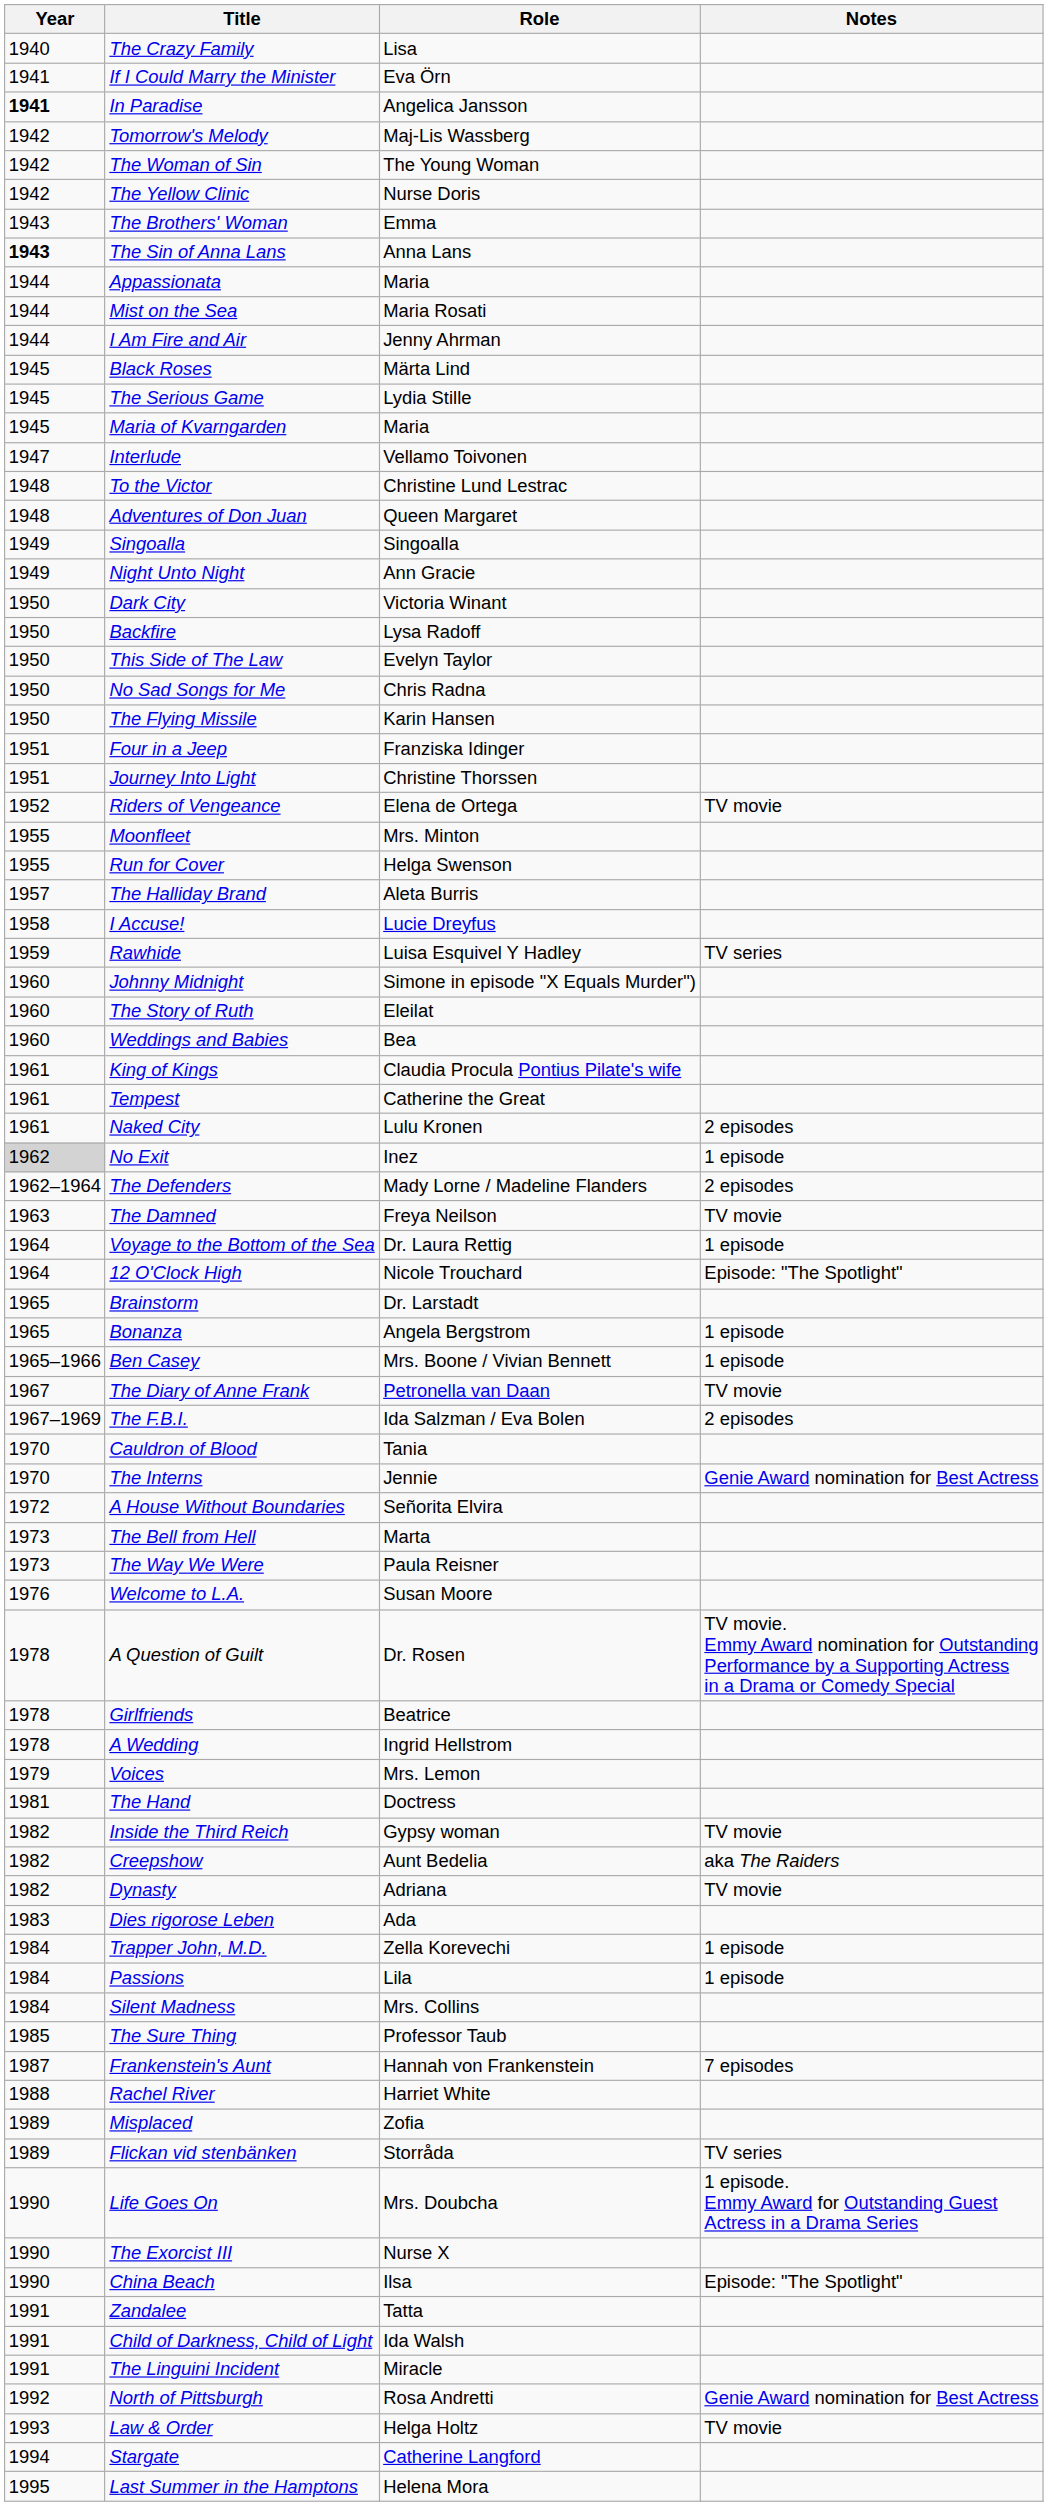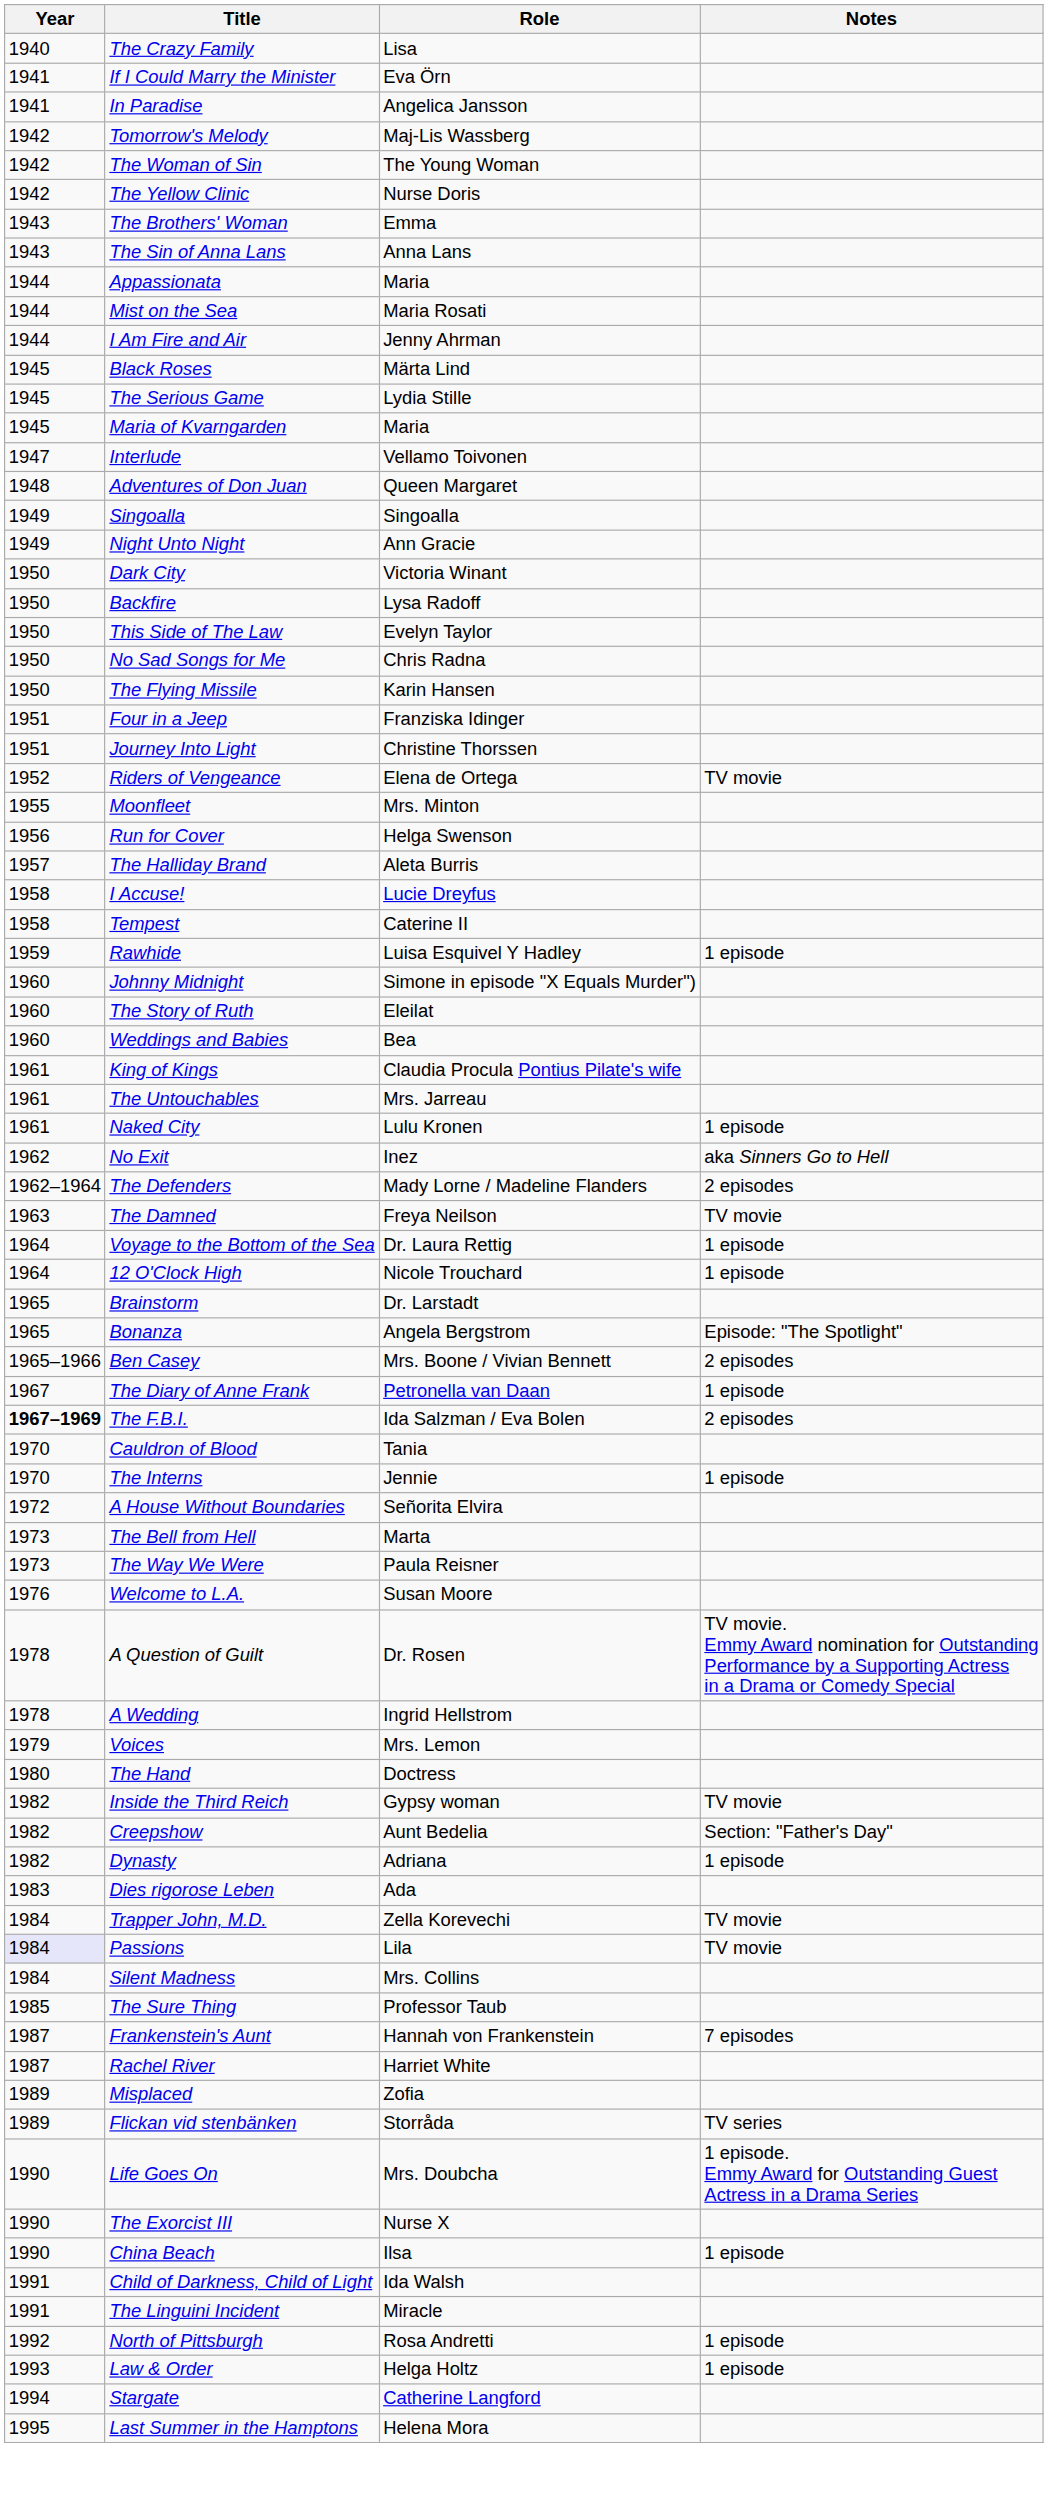(29, 106) bold -> (29, 106) normal
(29, 252) bold -> (29, 252) normal
- row: (161, 485)
(29, 865) 1955 -> (29, 836) 1956
+ row: (144, 923)
(743, 952) TV series -> (744, 952) 1 episode
- row: (144, 1098)
+ row: (184, 1098)
(749, 1127) 2 episodes -> (744, 1127) 1 episode
(29, 1157) lightgrey background -> (29, 1157) no background
(744, 1157) 1 episode -> (796, 1157) aka Sinners Go to Hell
(803, 1273) Episode: "The Spotlight" -> (744, 1273) 1 episode
(744, 1332) 1 episode -> (803, 1332) Episode: "The Spotlight"
(744, 1361) 1 episode -> (749, 1361) 2 episodes
(743, 1390) TV movie -> (744, 1390) 1 episode
(55, 1419) normal -> (55, 1419) bold
(871, 1478) Genie Award nomination for Best Actress -> (744, 1478) 1 episode
- row: (151, 1715)
(29, 1802) 1981 -> (29, 1773) 1980
(772, 1861) aka The Raiders -> (799, 1832) Section: "Father's Day"
(743, 1890) TV movie -> (744, 1861) 1 episode
(744, 1948) 1 episode -> (743, 1919) TV movie
(29, 1977) no background -> (29, 1948) lavender background
(744, 1977) 1 episode -> (743, 1948) TV movie
(29, 2094) 1988 -> (29, 2065) 1987
(803, 2282) Episode: "The Spotlight" -> (744, 2252) 1 episode
- row: (148, 2311)
(871, 2398) Genie Award nomination for Best Actress -> (744, 2340) 1 episode
(743, 2427) TV movie -> (744, 2369) 1 episode
